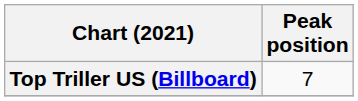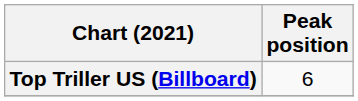(308, 78) 7 -> (308, 78) 6
